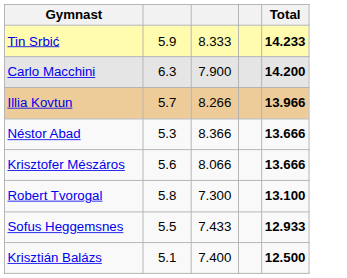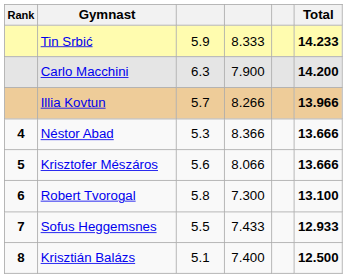+ column: (21, 15)
